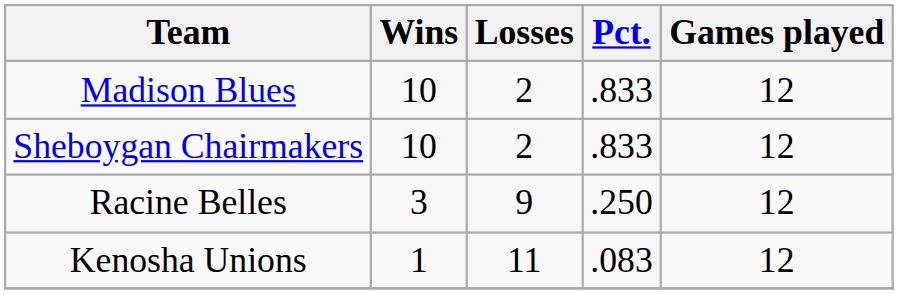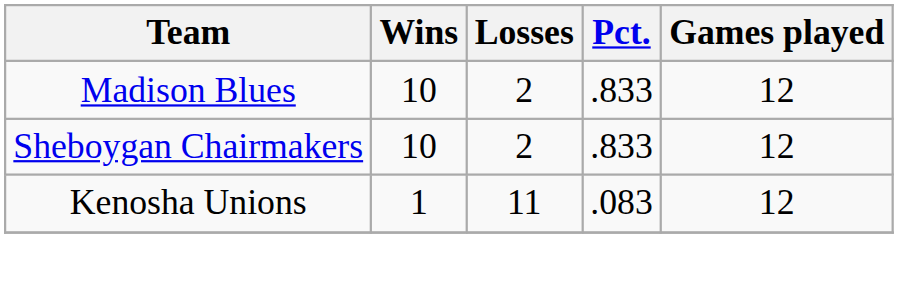- row: (188, 202)
